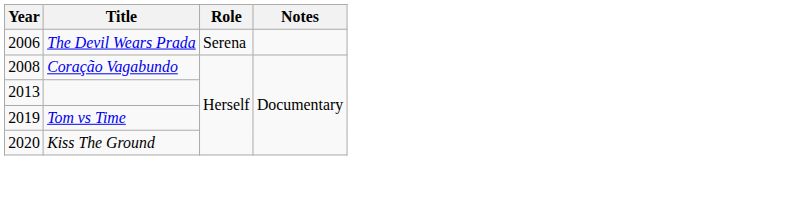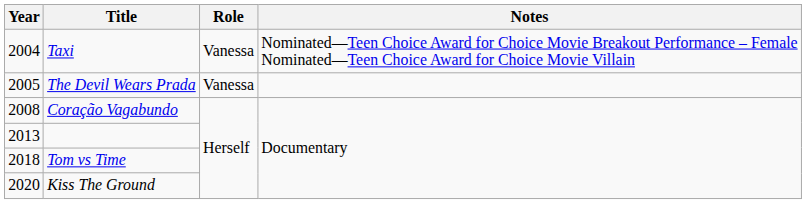+ row: (60, 51)
(24, 42) 2006 -> (24, 85) 2005
(225, 42) Serena -> (229, 85) Vanessa
(24, 117) 2019 -> (24, 160) 2018
